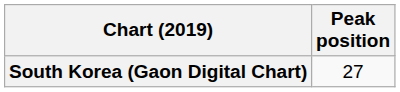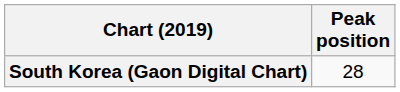(353, 71) 27 -> (353, 71) 28
